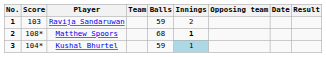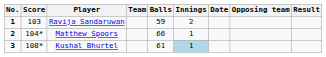columns swapped: (239, 11) <-> (281, 11)
(34, 35) 108* -> (34, 35) 104*
(161, 35) 68 -> (161, 35) 66
(191, 35) bold -> (191, 35) normal
(34, 47) 104* -> (34, 47) 108*
(161, 47) 59 -> (161, 47) 61
